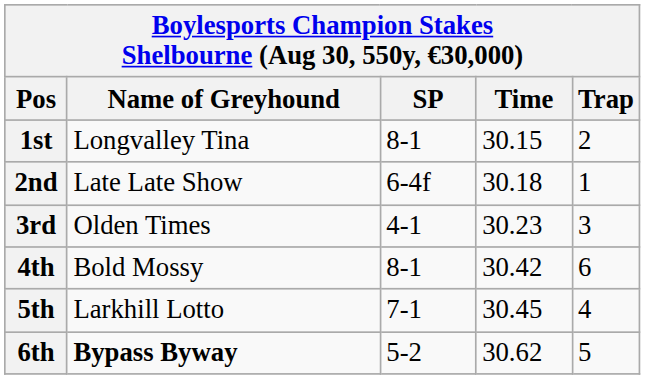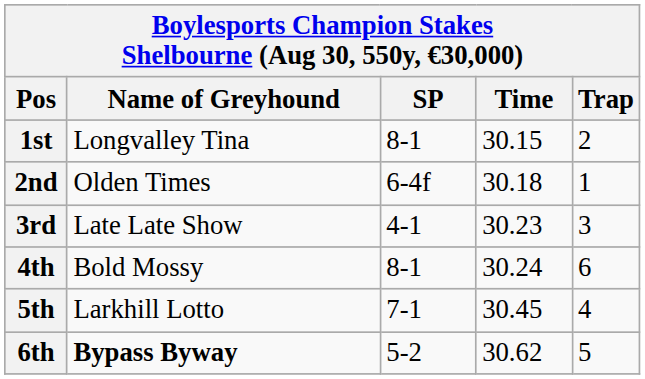(158, 182) Late Late Show -> (142, 182) Olden Times
(142, 225) Olden Times -> (158, 225) Late Late Show
(512, 267) 30.42 -> (512, 267) 30.24
